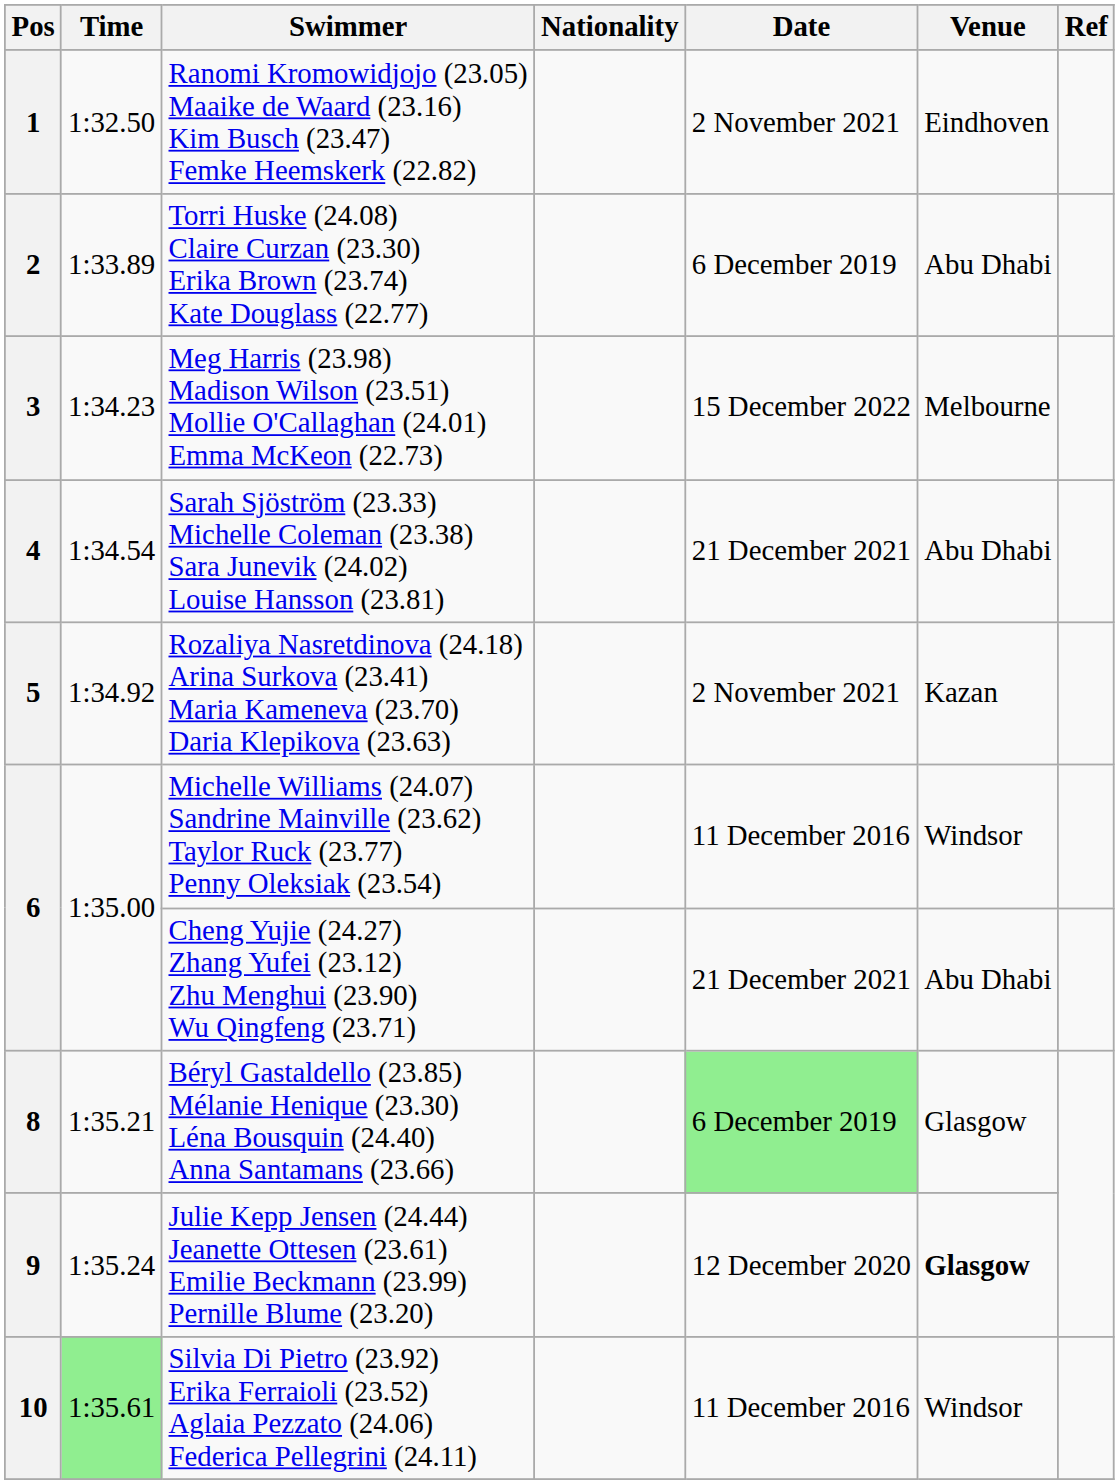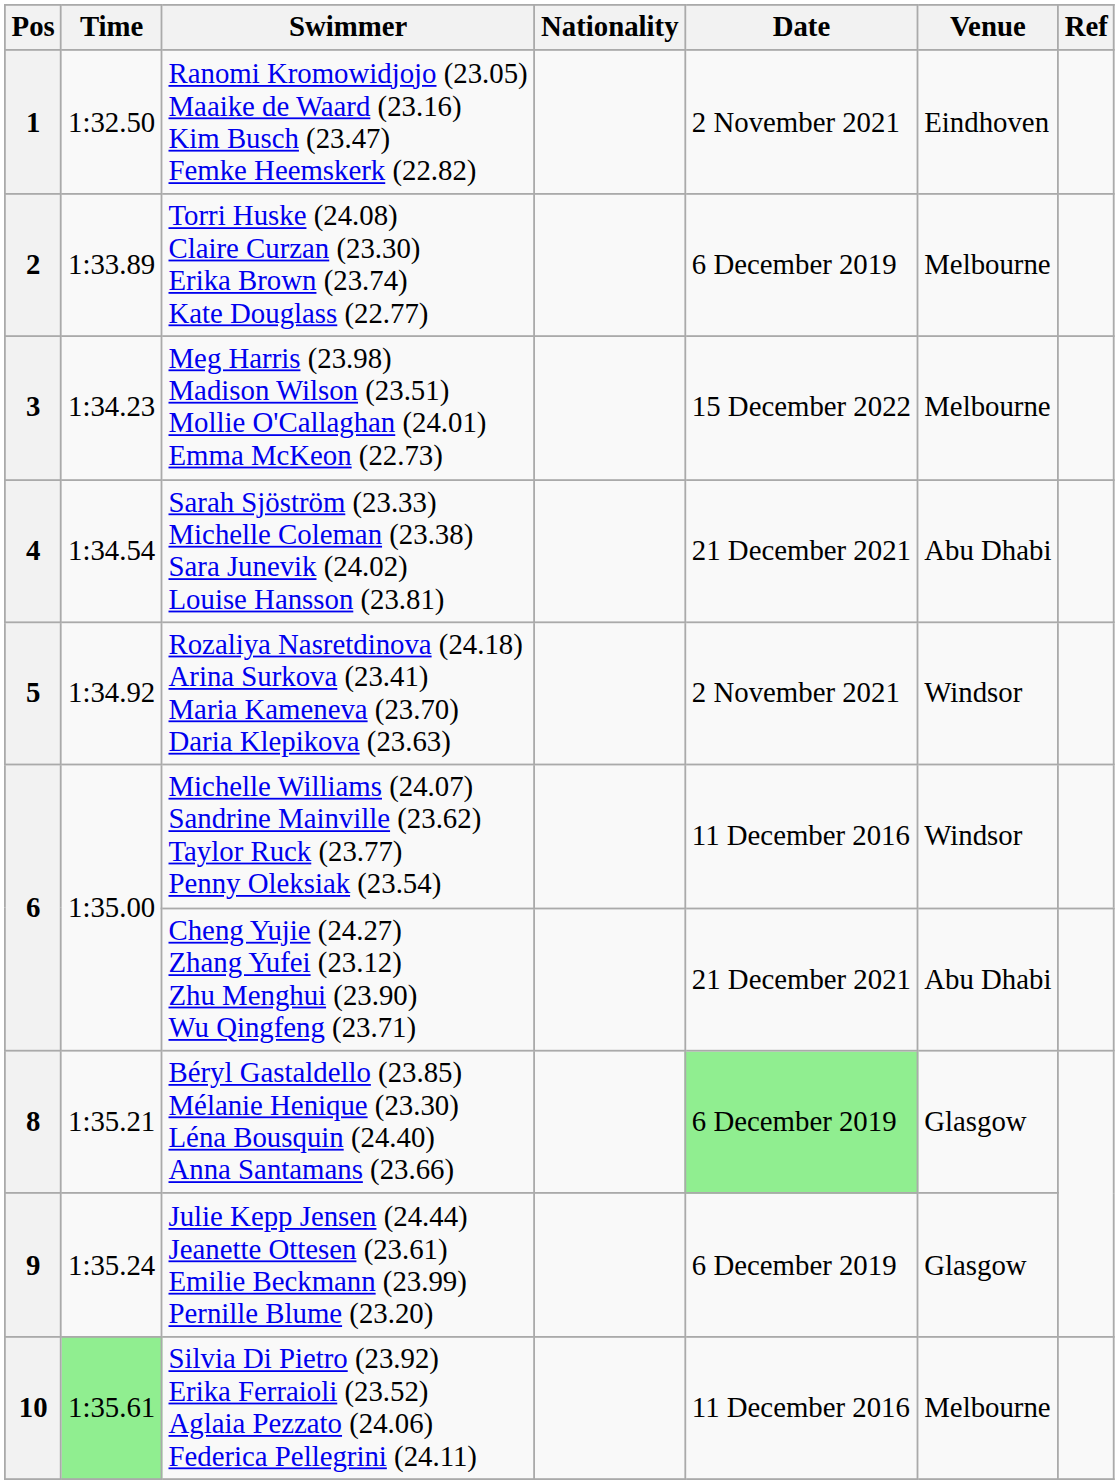(988, 264) Abu Dhabi -> (987, 264) Melbourne
(961, 693) Kazan -> (973, 693) Windsor
(801, 1264) 12 December 2020 -> (794, 1264) 6 December 2019
(977, 1264) bold -> (975, 1264) normal
(973, 1407) Windsor -> (987, 1407) Melbourne
